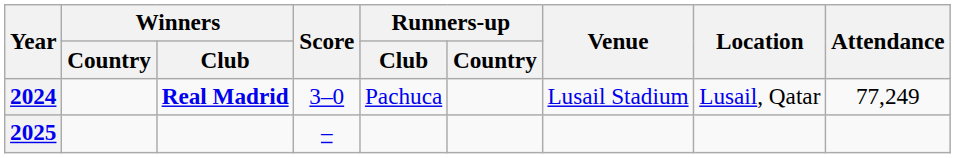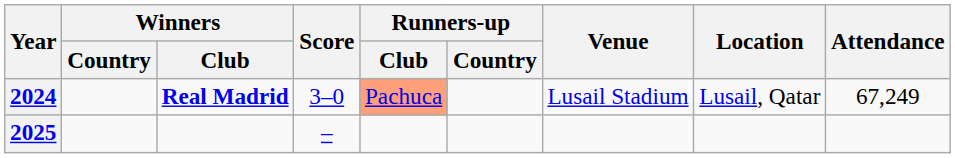(404, 96) no background -> (404, 96) lightsalmon background
(888, 96) 77,249 -> (888, 96) 67,249
